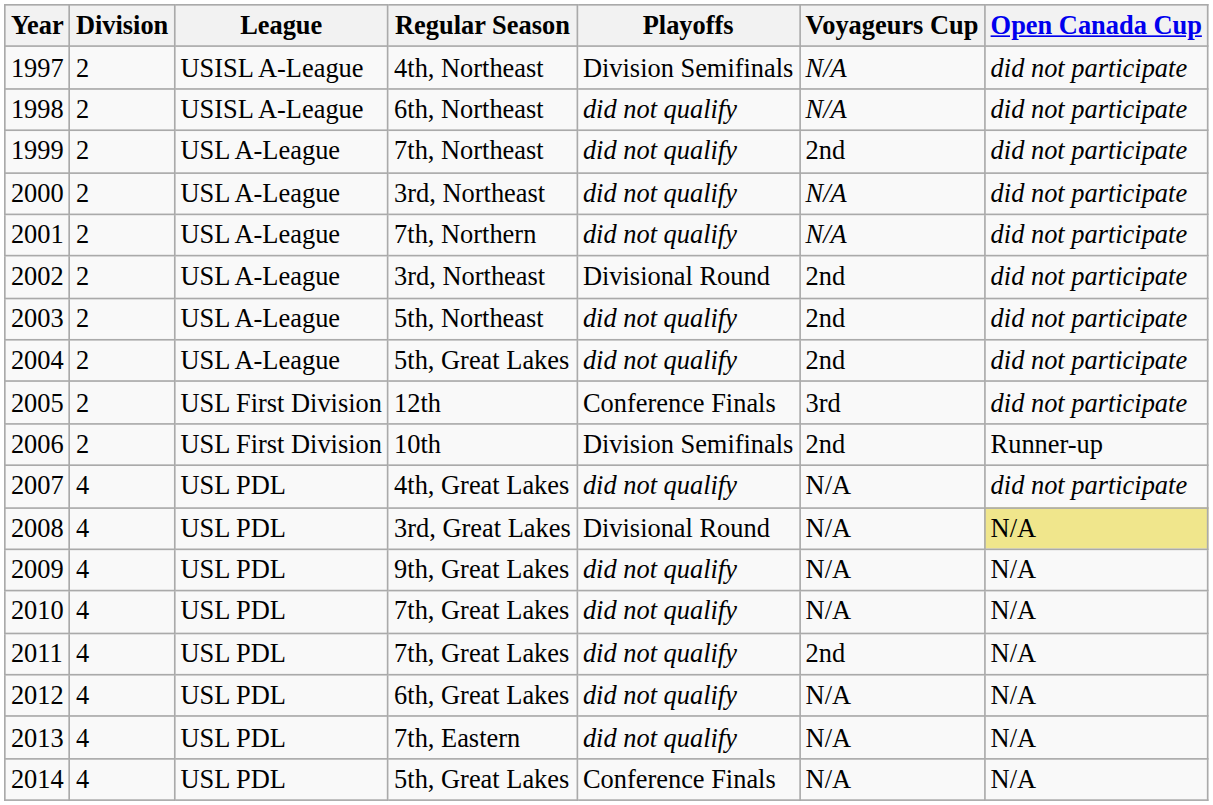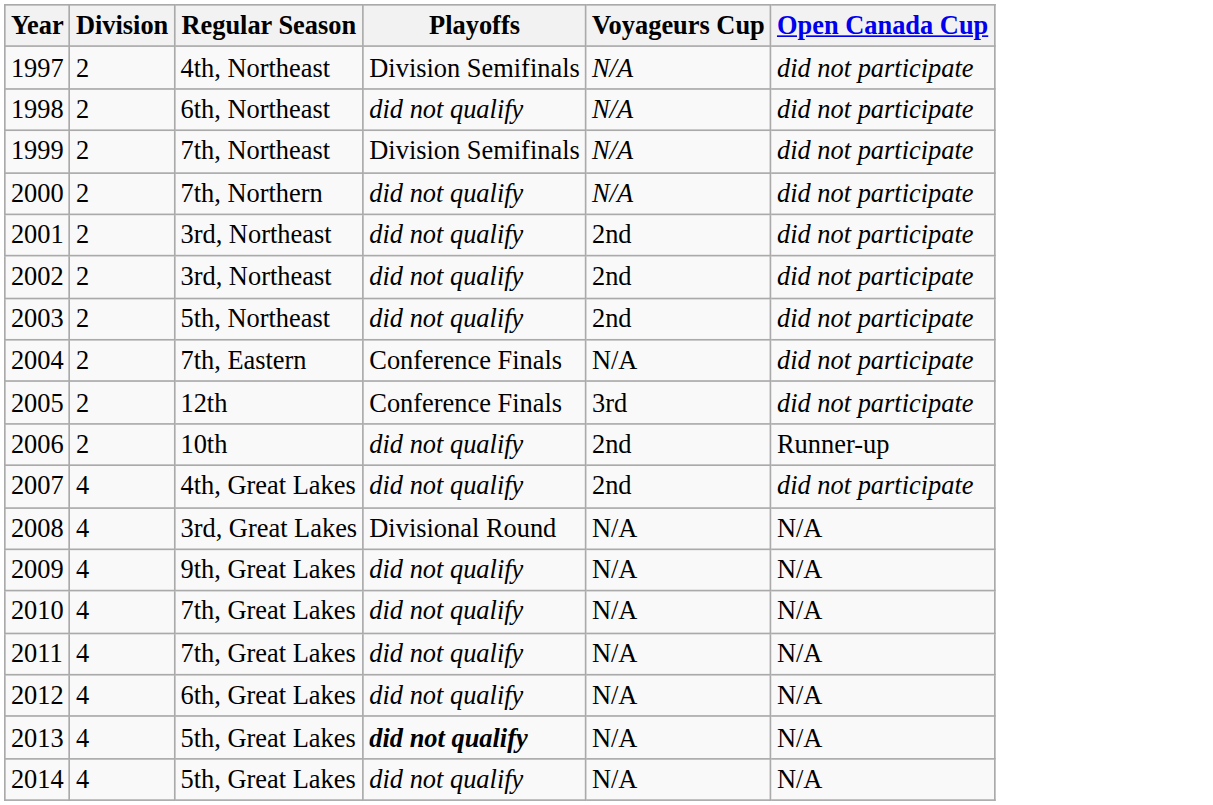- column: (281, 25)
(660, 151) did not qualify -> (475, 151) Division Semifinals
(825, 151) 2nd -> (612, 151) N/A
(470, 192) 3rd, Northeast -> (252, 192) 7th, Northern
(465, 234) 7th, Northern -> (256, 234) 3rd, Northeast
(826, 234) N/A -> (612, 234) 2nd
(676, 276) Divisional Round -> (446, 276) did not qualify
(482, 360) 5th, Great Lakes -> (244, 360) 7th, Eastern
(660, 360) did not qualify -> (466, 360) Conference Finals
(825, 360) 2nd -> (615, 360) N/A
(688, 444) Division Semifinals -> (446, 444) did not qualify
(828, 485) N/A -> (612, 485) 2nd
(1013, 527) khaki background -> (800, 527) no background
(825, 653) 2nd -> (615, 653) N/A
(457, 737) 7th, Eastern -> (268, 737) 5th, Great Lakes
(660, 737) normal -> (449, 737) bold
(679, 779) Conference Finals -> (446, 779) did not qualify
